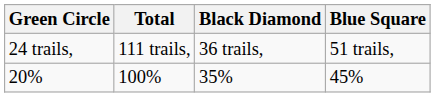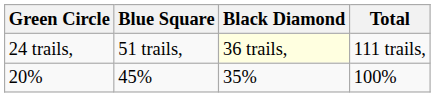columns swapped: (378, 19) <-> (154, 19)
(231, 48) no background -> (255, 48) lightyellow background
